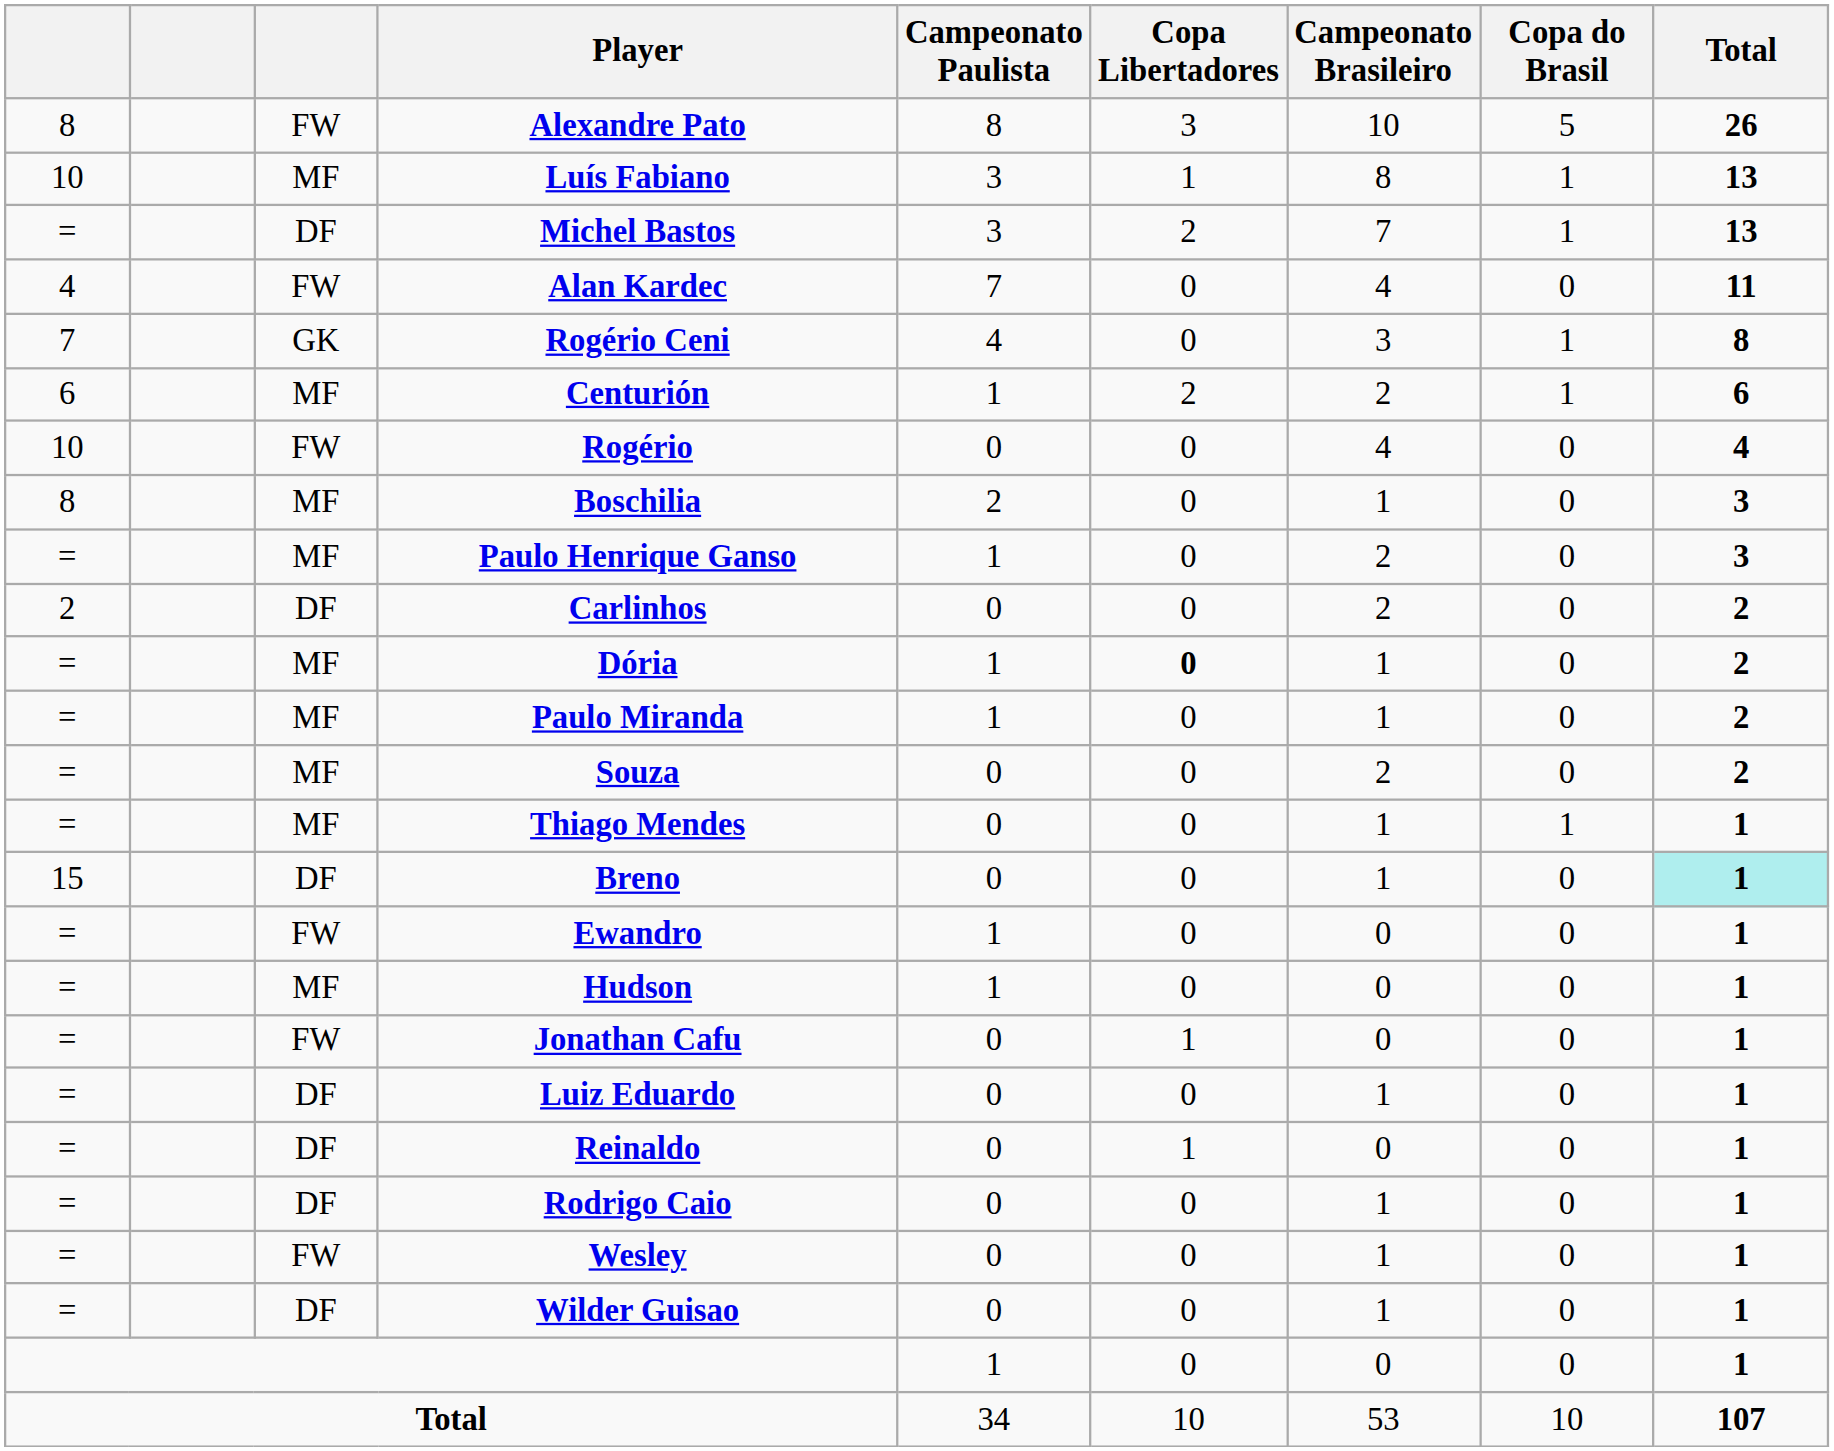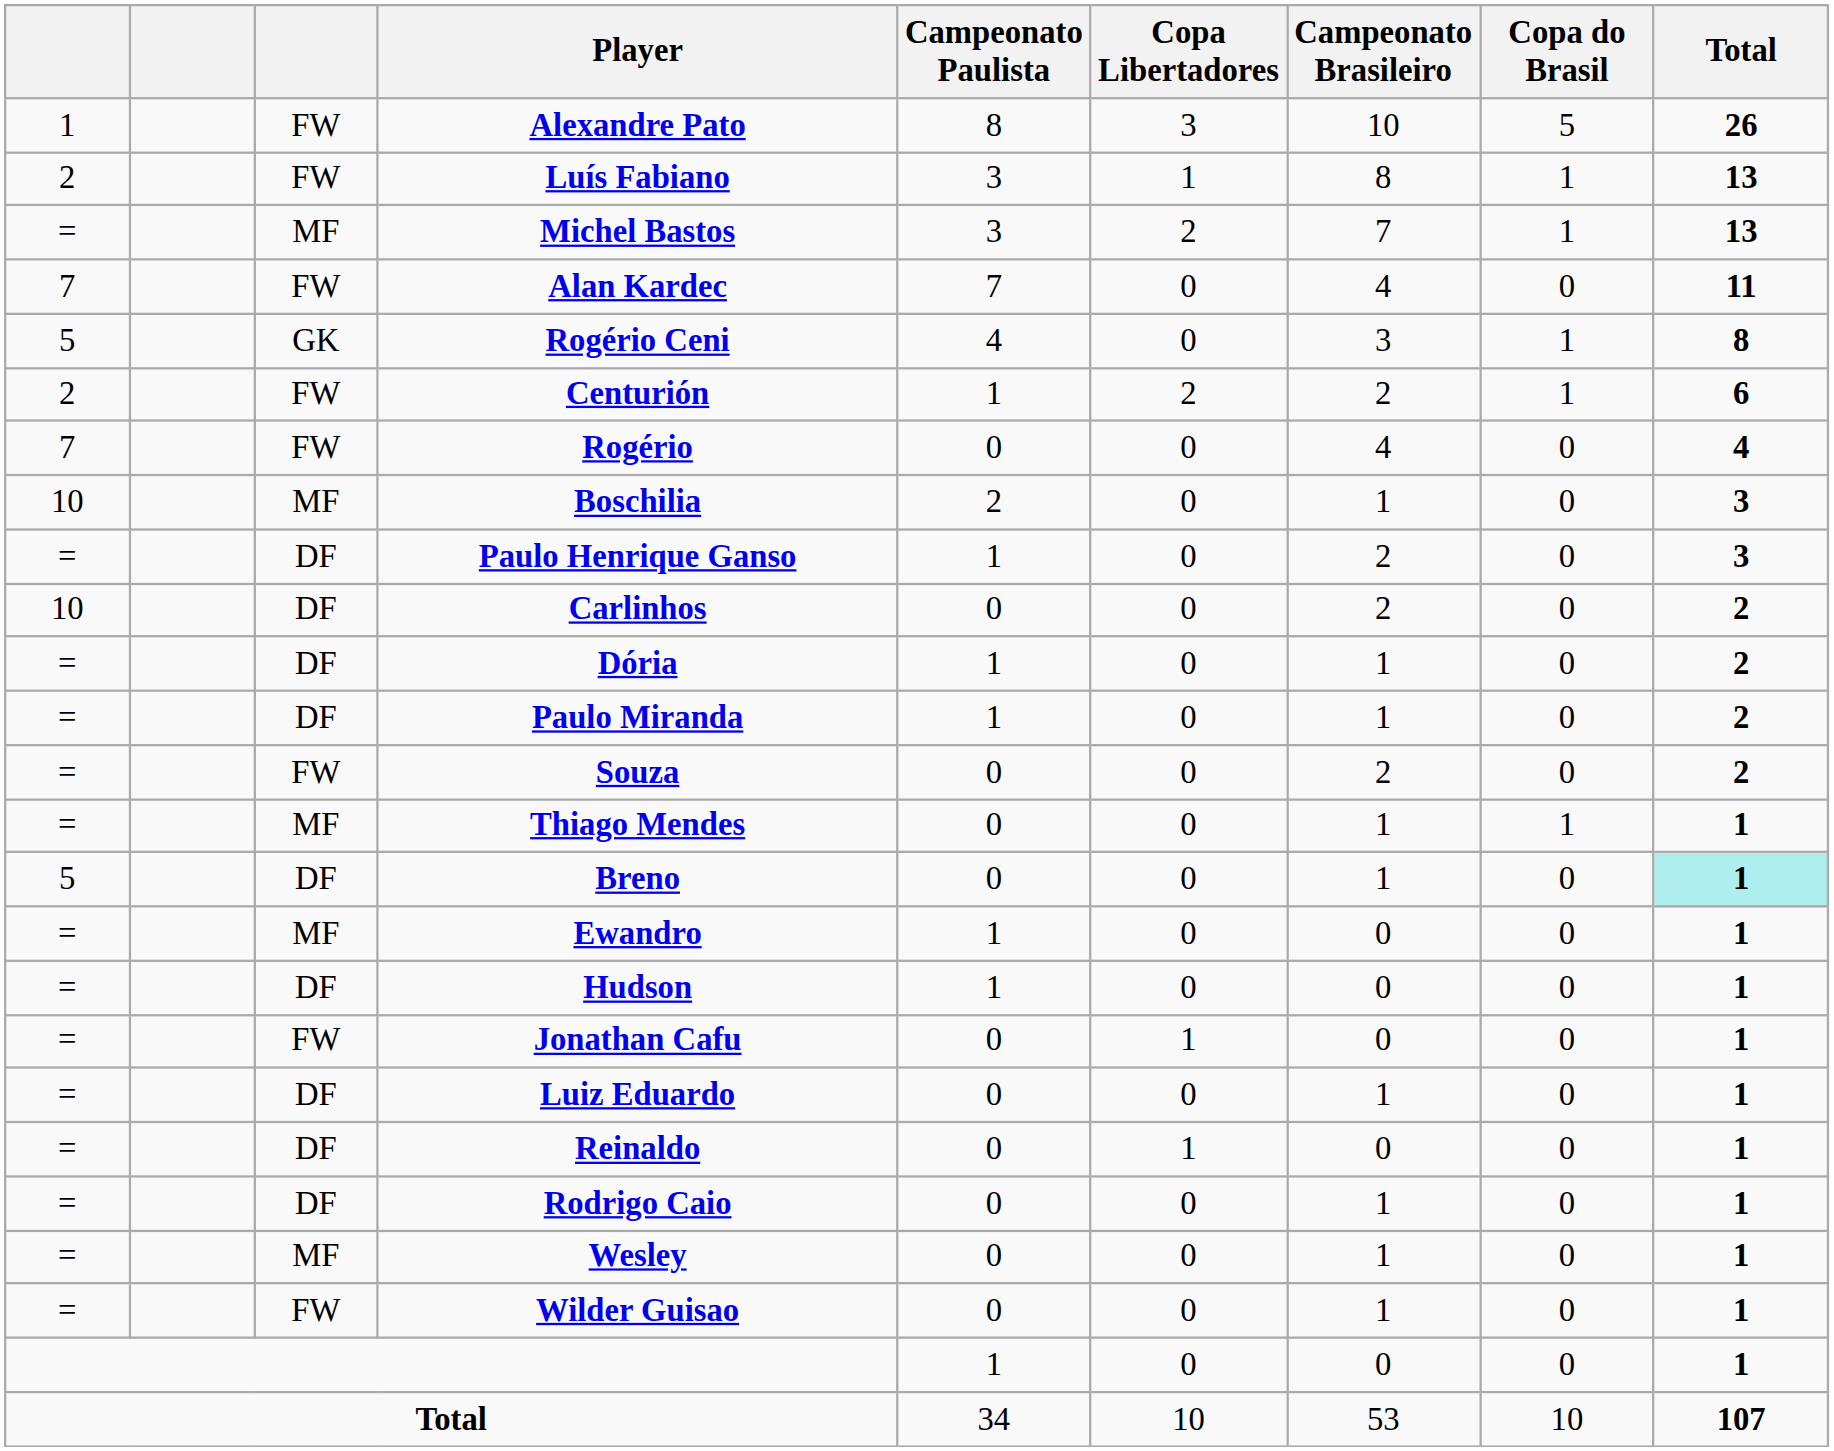(67, 124) 8 -> (67, 124) 1
(67, 178) 10 -> (67, 178) 2
(316, 178) MF -> (316, 178) FW
(316, 232) DF -> (316, 232) MF
(67, 286) 4 -> (67, 286) 7
(67, 339) 7 -> (67, 339) 5
(67, 393) 6 -> (67, 393) 2
(316, 393) MF -> (316, 393) FW
(67, 447) 10 -> (67, 447) 7
(67, 501) 8 -> (67, 501) 10
(316, 555) MF -> (316, 555) DF
(67, 609) 2 -> (67, 609) 10
(316, 663) MF -> (316, 663) DF
(1189, 663) bold -> (1189, 663) normal
(316, 717) MF -> (316, 717) DF
(316, 771) MF -> (316, 771) FW
(67, 879) 15 -> (67, 879) 5
(316, 933) FW -> (316, 933) MF
(316, 986) MF -> (316, 986) DF
(316, 1256) FW -> (316, 1256) MF
(316, 1310) DF -> (316, 1310) FW
